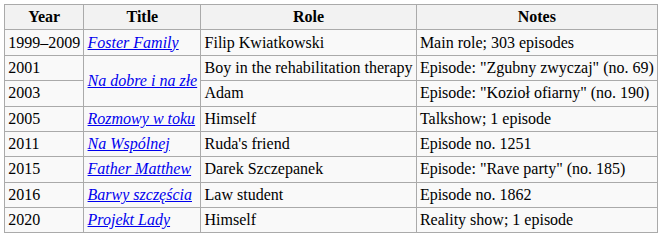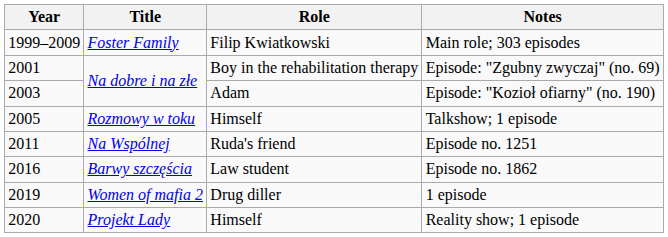- row: (523, 169)
+ row: (456, 194)
